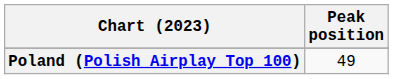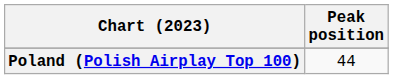(346, 61) 49 -> (346, 61) 44
